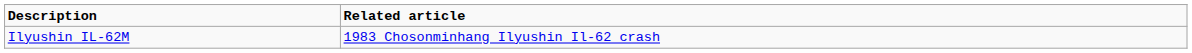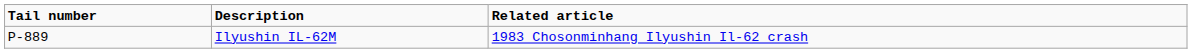+ column: (52, 16)
